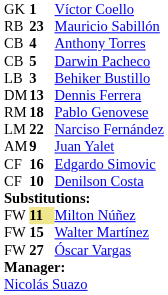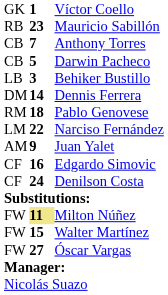(33, 43) 4 -> (33, 43) 7
(37, 95) 13 -> (37, 95) 14
(37, 181) 10 -> (37, 181) 24
